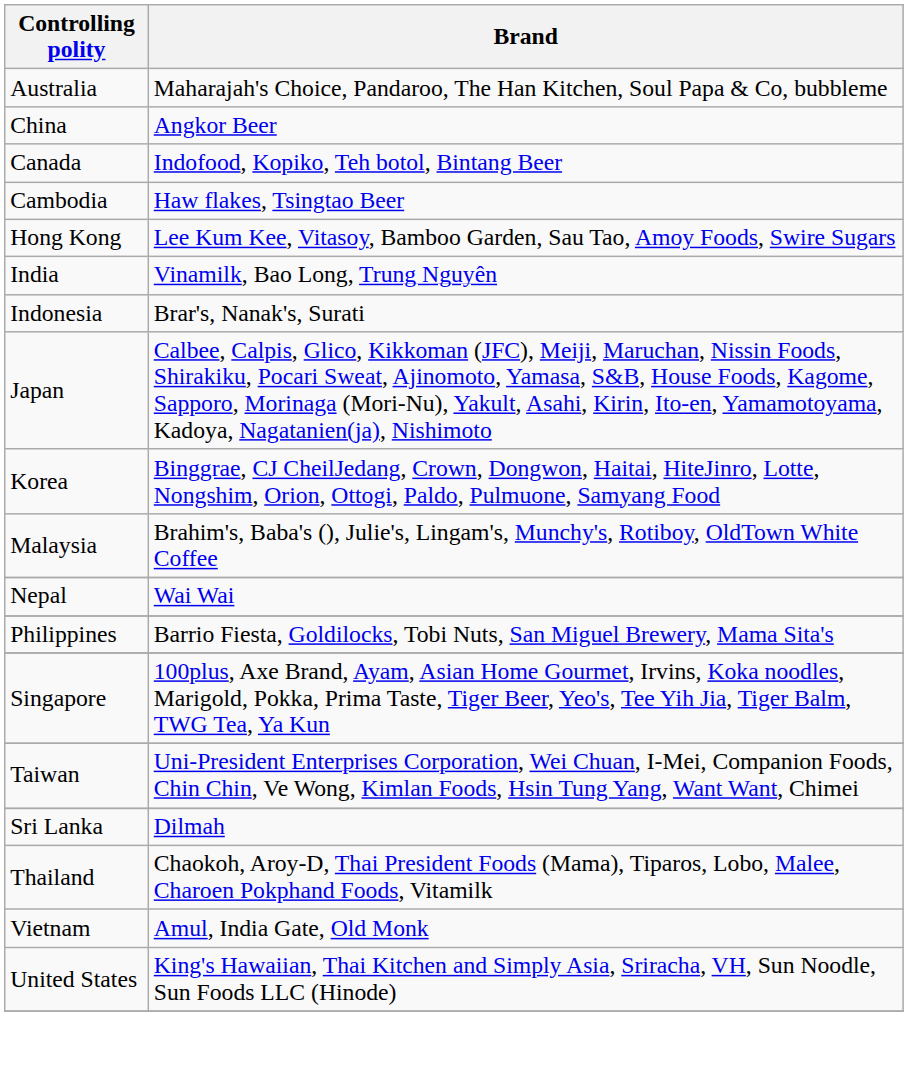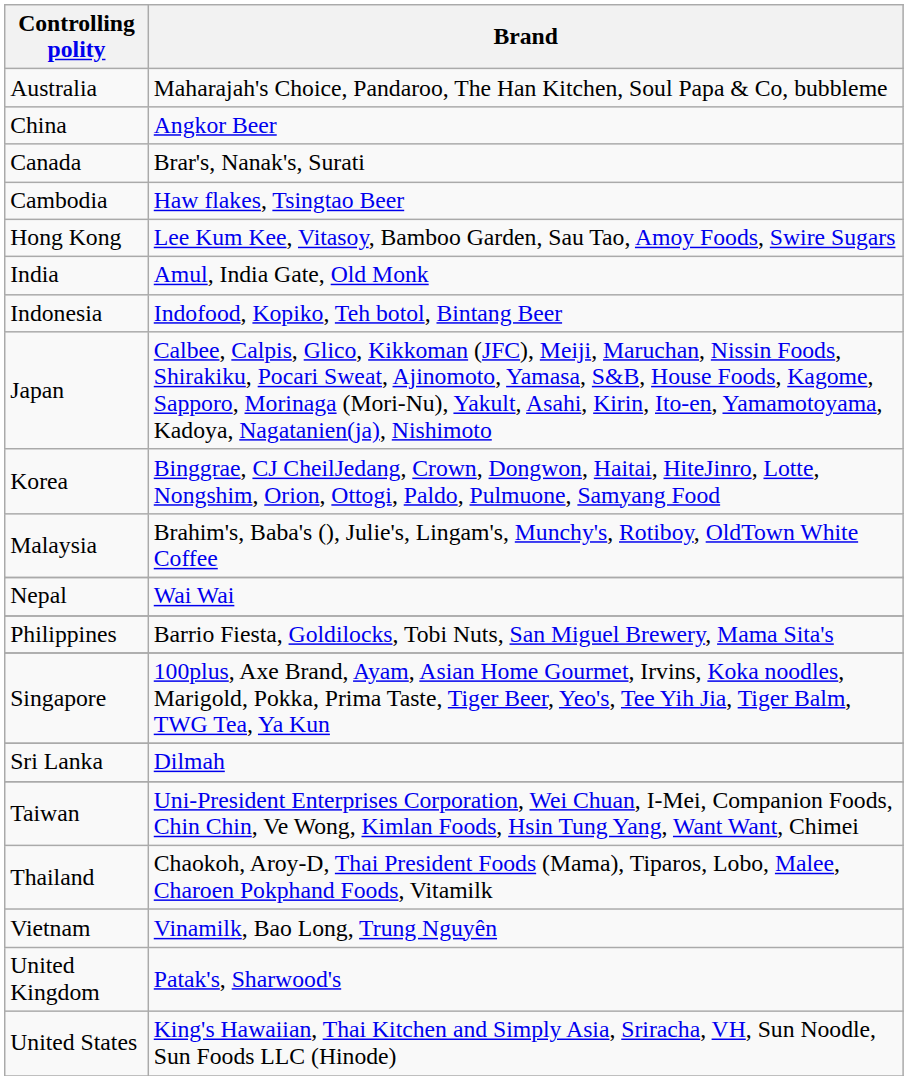(358, 162) Indofood, Kopiko, Teh botol, Bintang Beer -> (259, 162) Brar's, Nanak's, Surati
(325, 275) Vinamilk, Bao Long, Trung Nguyên -> (291, 275) Amul, India Gate, Old Monk
(259, 312) Brar's, Nanak's, Surati -> (358, 312) Indofood, Kopiko, Teh botol, Bintang Beer
rows swapped: (57, 826) <-> (45, 775)
(291, 928) Amul, India Gate, Old Monk -> (325, 928) Vinamilk, Bao Long, Trung Nguyên
+ row: (55, 978)
